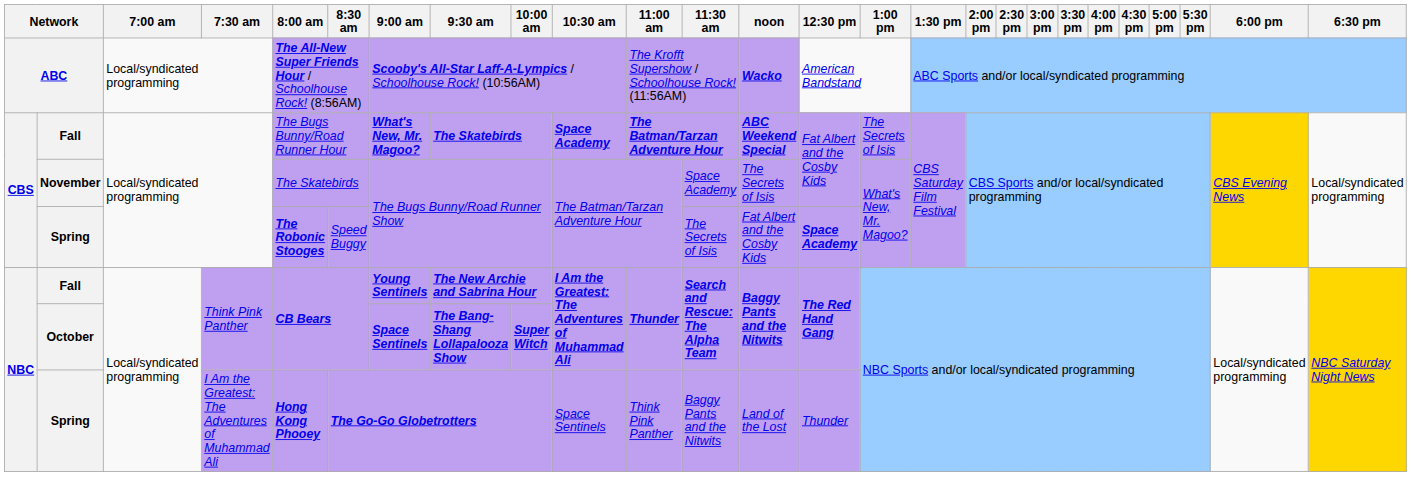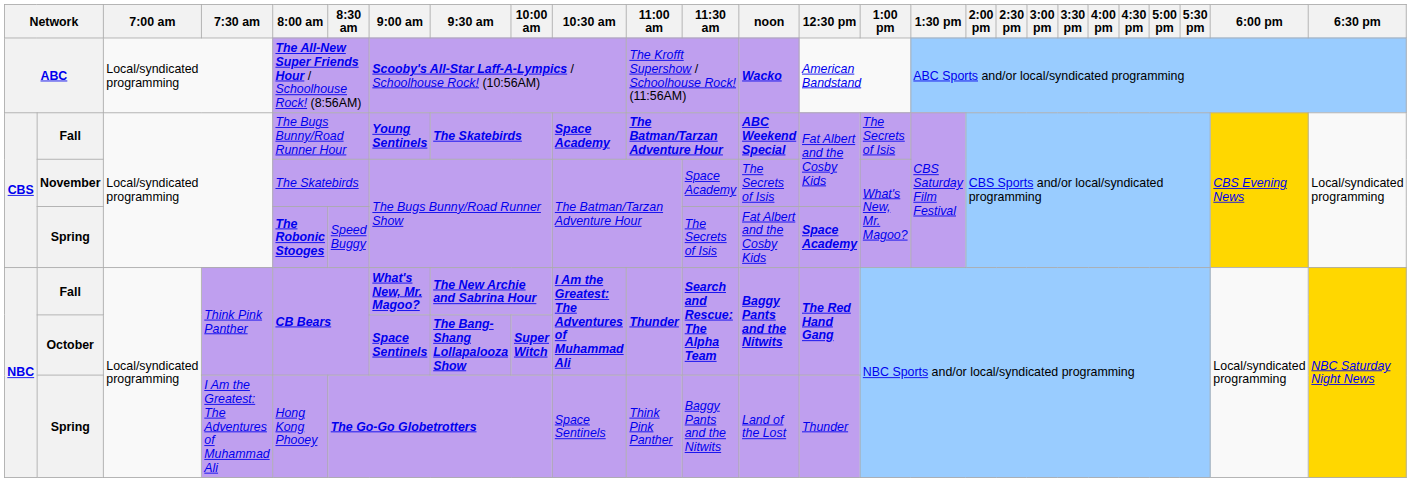(397, 136) What's New, Mr. Magoo? -> (400, 136) Young Sentinels
(400, 286) Young Sentinels -> (397, 291) What's New, Mr. Magoo?
(298, 421) bold -> (296, 427) normal
